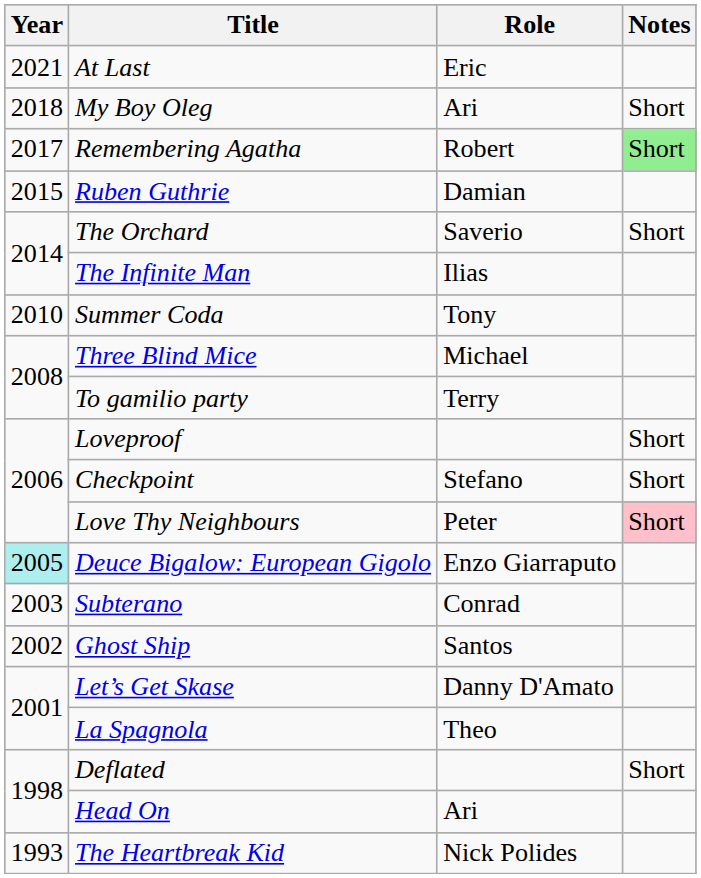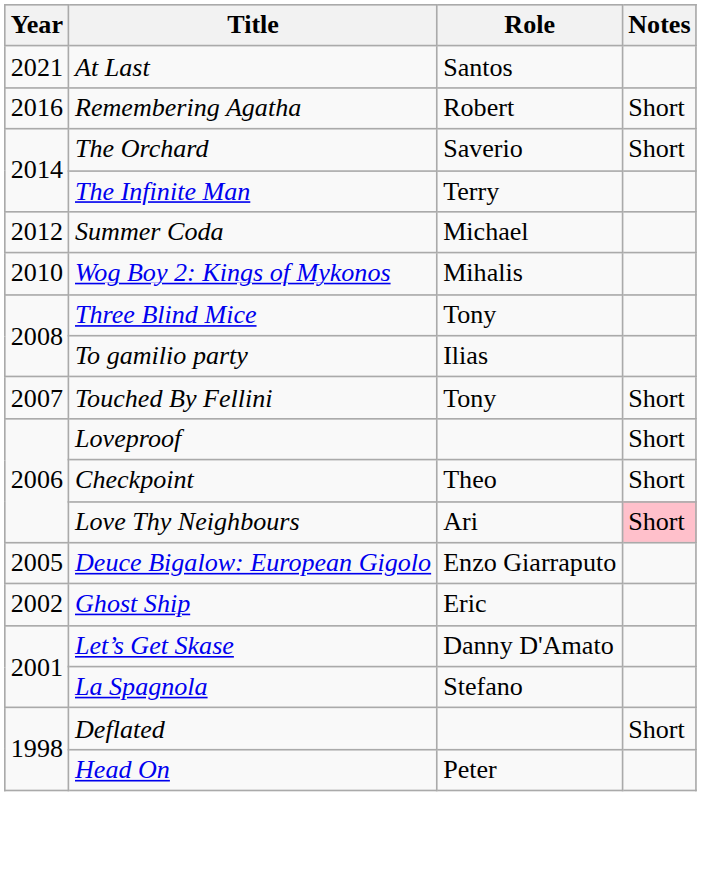(465, 66) Eric -> (478, 66) Santos
- row: (144, 107)
(37, 149) 2017 -> (37, 107) 2016
(657, 149) lightgreen background -> (657, 107) no background
- row: (152, 190)
(466, 273) Ilias -> (471, 190) Terry
(37, 314) 2010 -> (37, 231) 2012
(470, 314) Tony -> (486, 231) Michael
+ row: (233, 273)
(486, 356) Michael -> (470, 314) Tony
(471, 397) Terry -> (466, 356) Ilias
+ row: (174, 397)
(483, 480) Stefano -> (470, 480) Theo
(470, 521) Peter -> (461, 521) Ari
(37, 562) paleturquoise background -> (37, 562) no background
- row: (129, 604)
(478, 645) Santos -> (465, 604) Eric
(470, 728) Theo -> (483, 686) Stefano
(461, 811) Ari -> (470, 769) Peter
- row: (180, 852)
